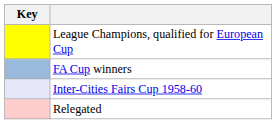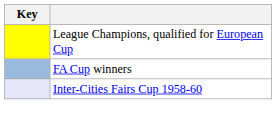- row: (77, 109)
